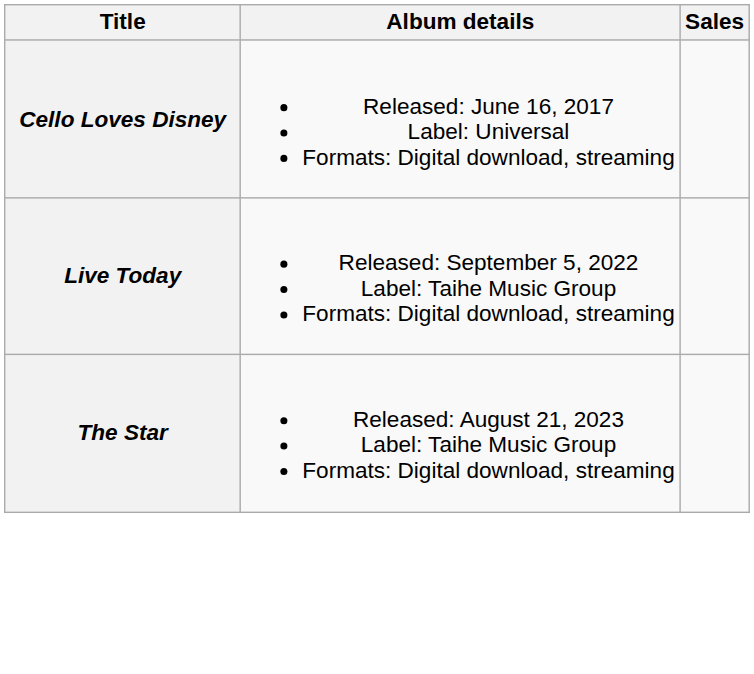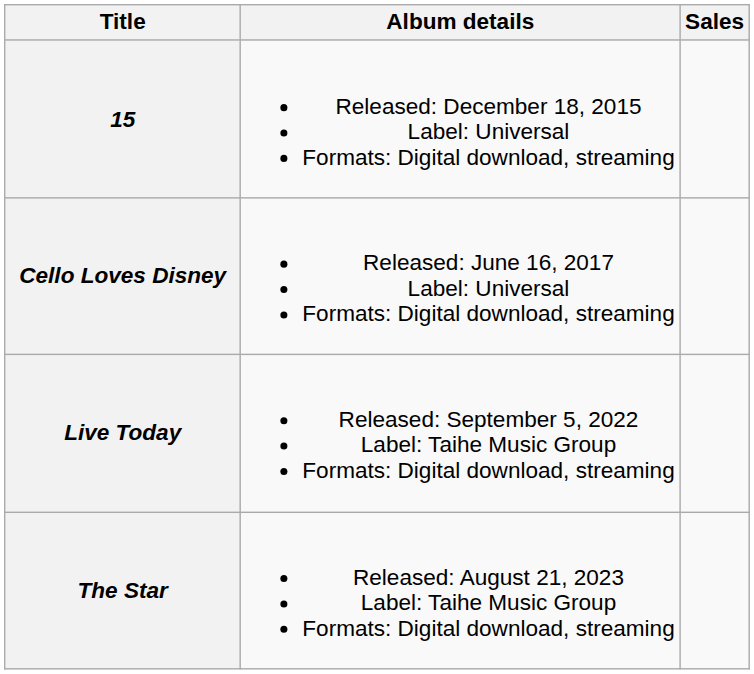+ row: (123, 118)
